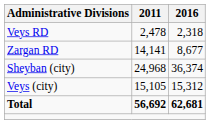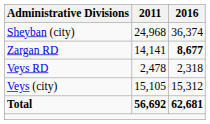rows swapped: (28, 31) <-> (41, 68)
(190, 50) normal -> (190, 50) bold
